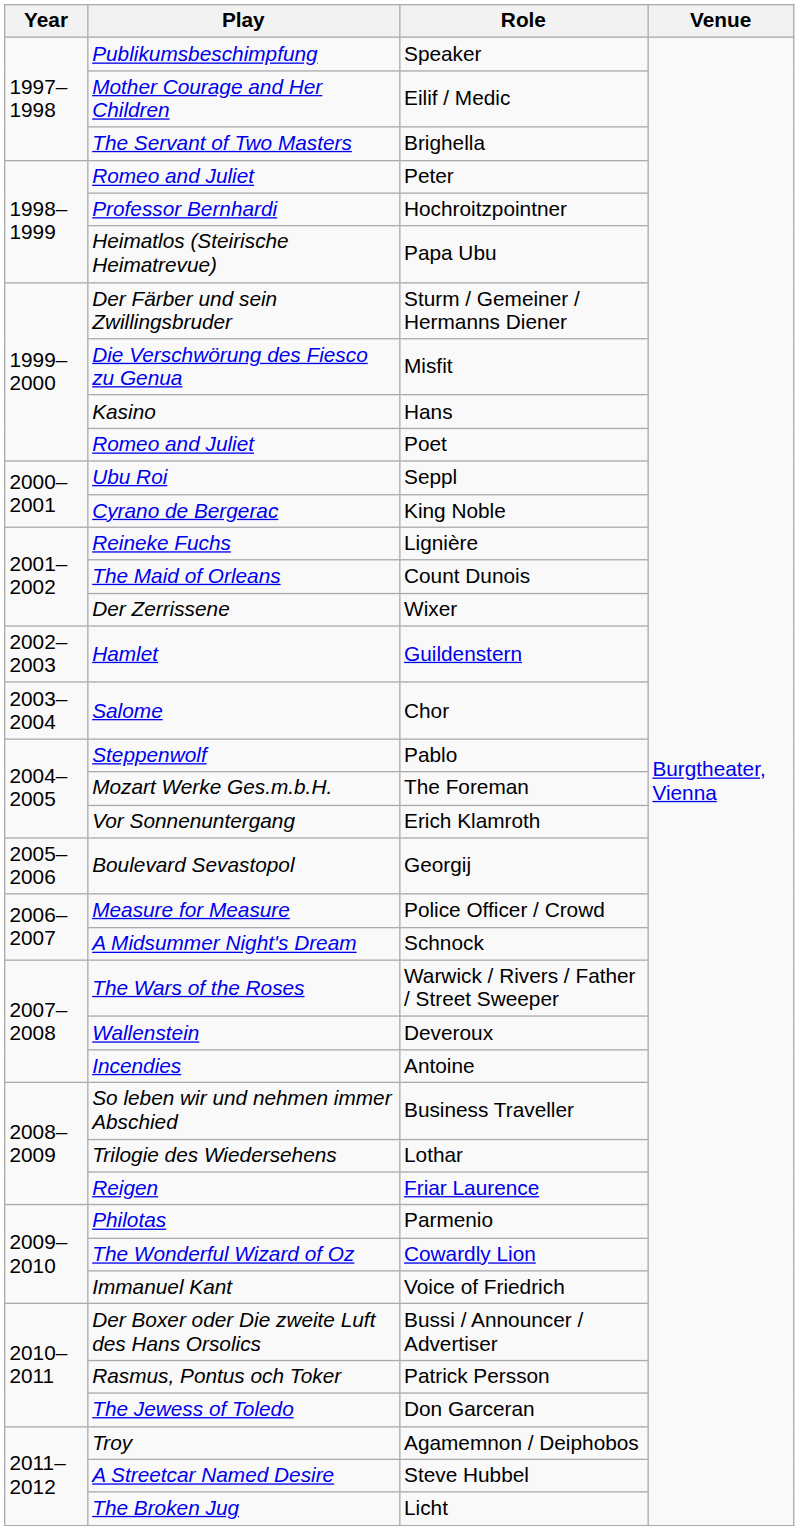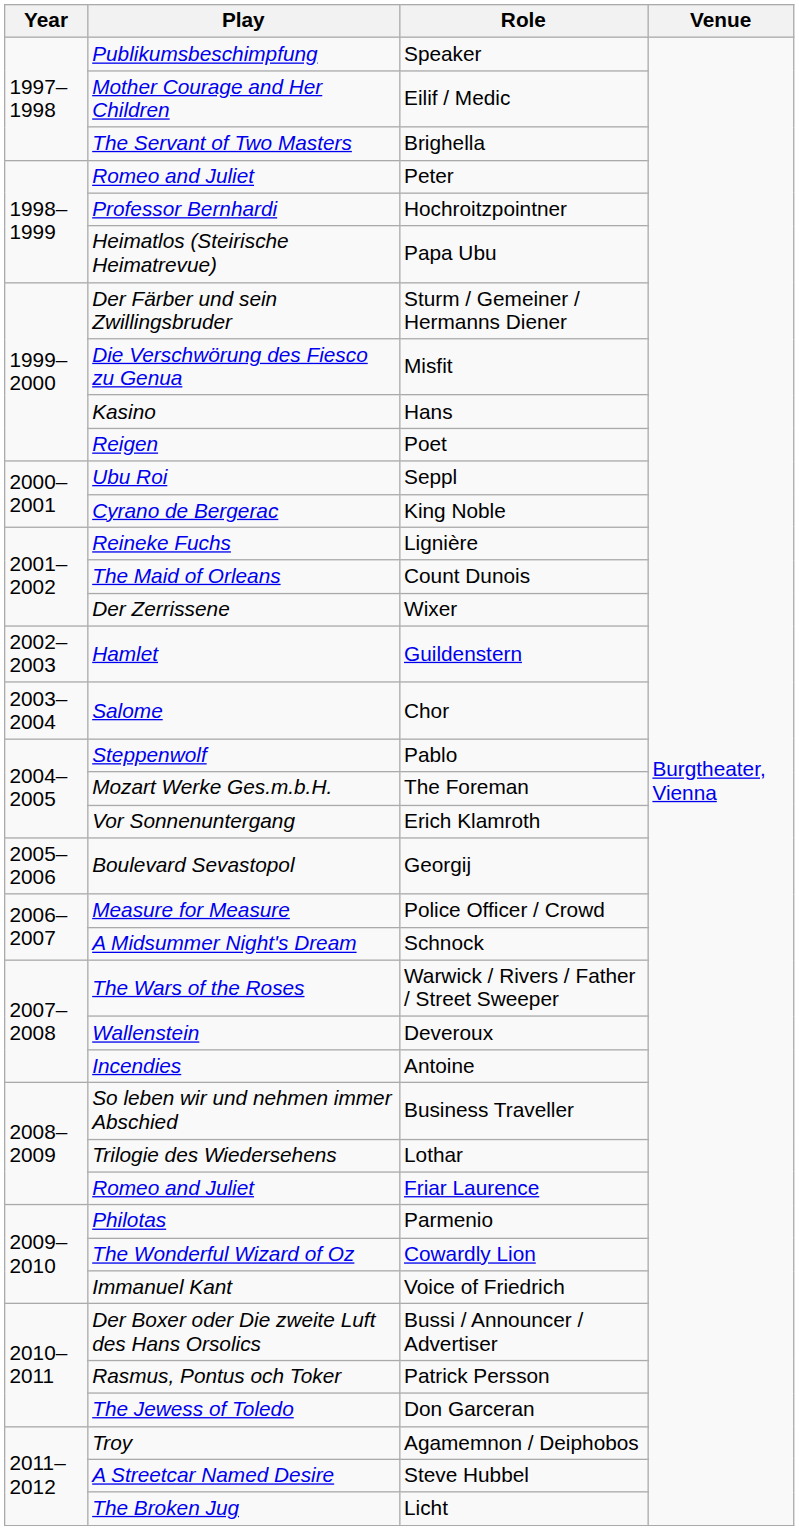(173, 444) Romeo and Juliet -> (125, 444) Reigen
(125, 1188) Reigen -> (173, 1188) Romeo and Juliet
